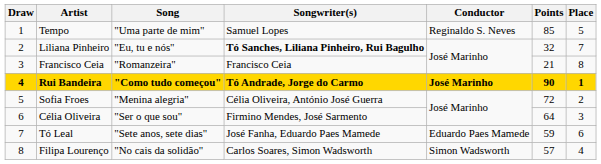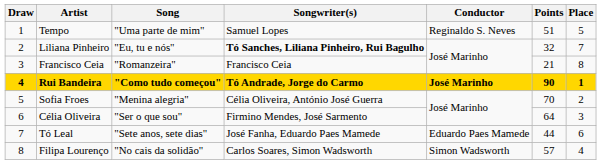(549, 30) 85 -> (549, 30) 51
(549, 99) 72 -> (549, 99) 70
(549, 133) 59 -> (549, 133) 44
